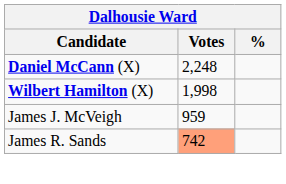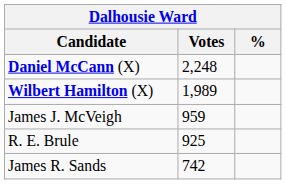(200, 91) 1,998 -> (200, 91) 1,989
+ row: (43, 141)
(194, 141) lightsalmon background -> (194, 166) no background
